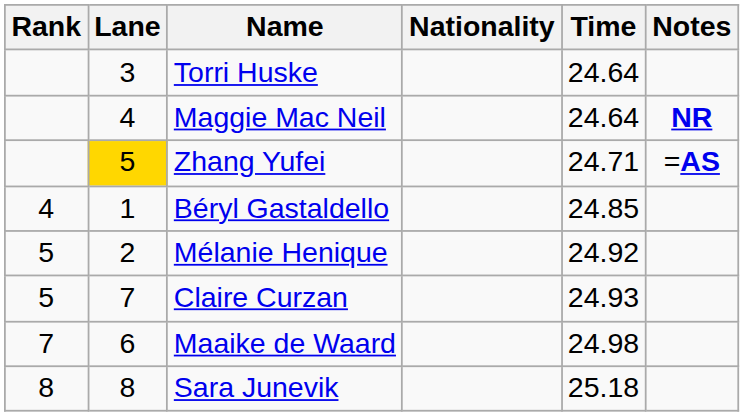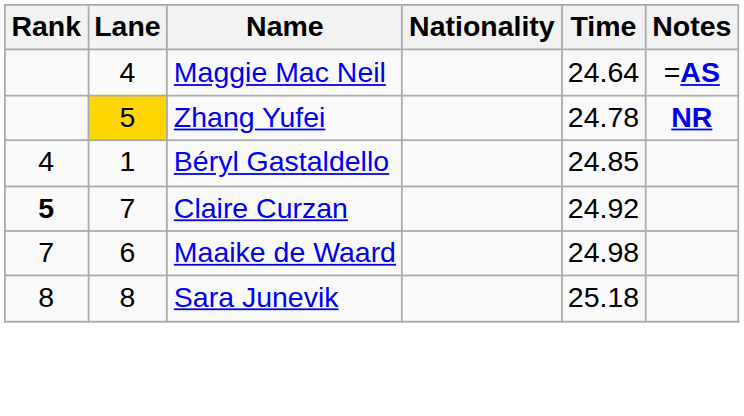- row: (246, 72)
(692, 117) NR -> (692, 72) =AS
(603, 162) 24.71 -> (603, 117) 24.78
(692, 162) =AS -> (692, 117) NR
- row: (281, 252)
(46, 298) normal -> (46, 207) bold
(603, 298) 24.93 -> (603, 207) 24.92
